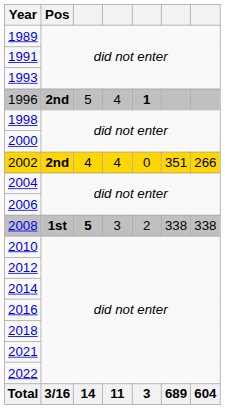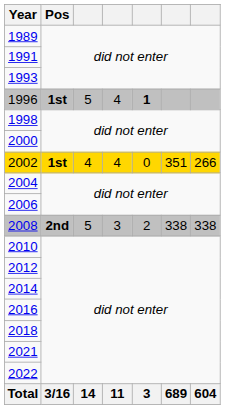(57, 99) 2nd -> (57, 99) 1st
(57, 162) 2nd -> (57, 162) 1st
(57, 225) 1st -> (57, 225) 2nd
(88, 225) bold -> (88, 225) normal
